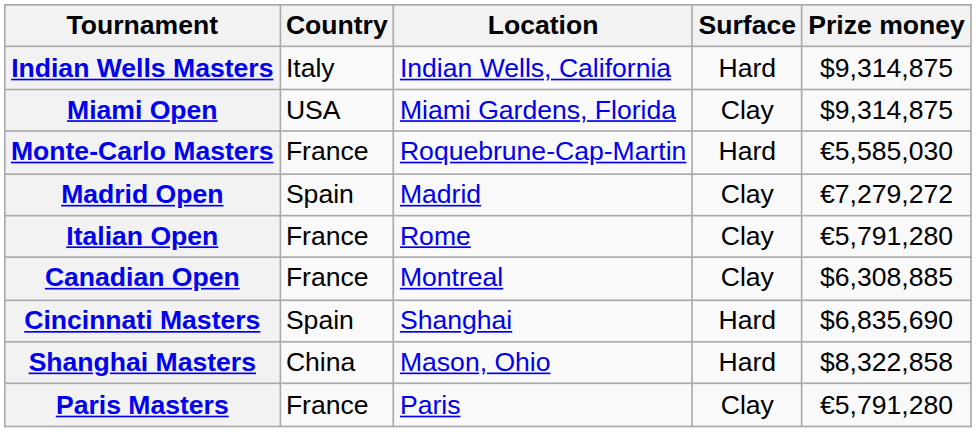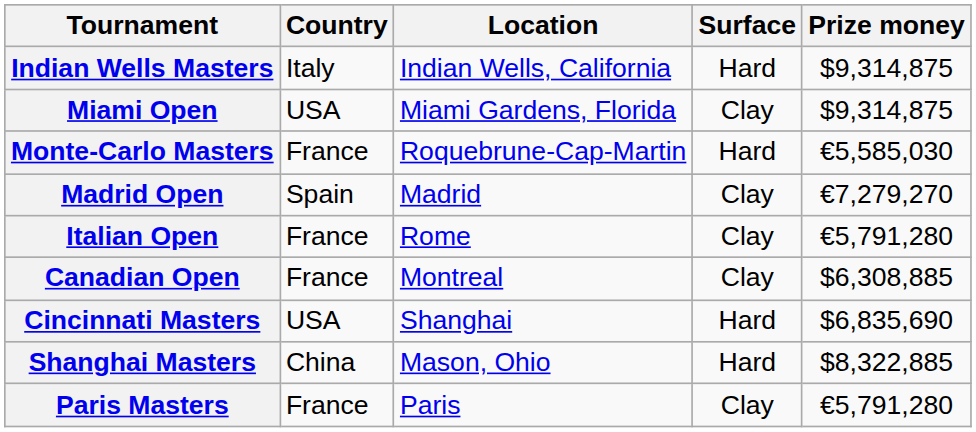(887, 194) €7,279,272 -> (887, 194) €7,279,270
(320, 320) Spain -> (313, 320) USA
(887, 362) $8,322,858 -> (887, 362) $8,322,885
